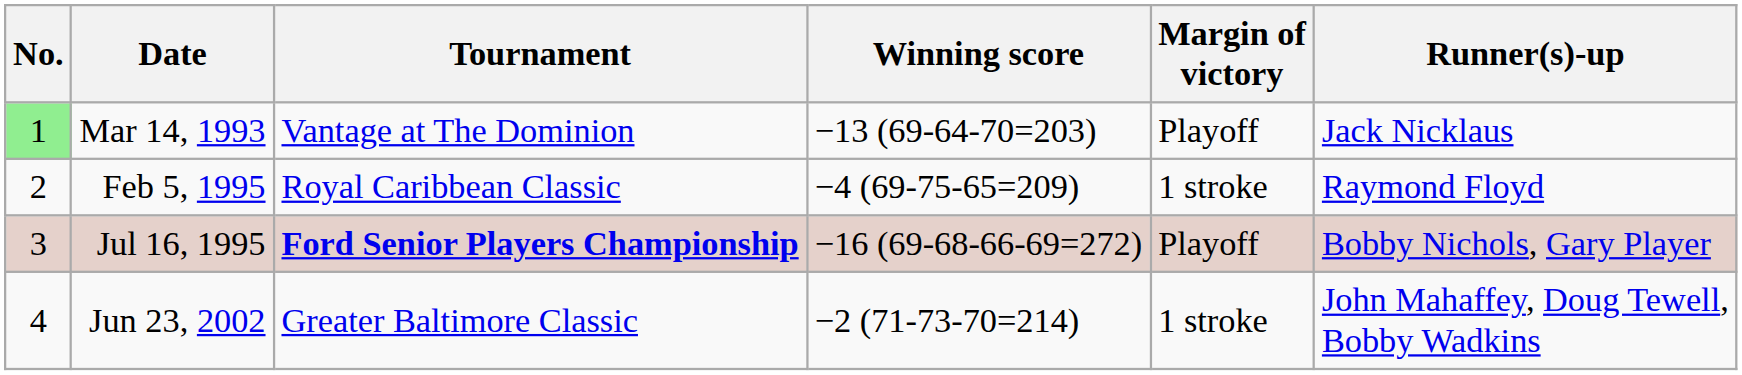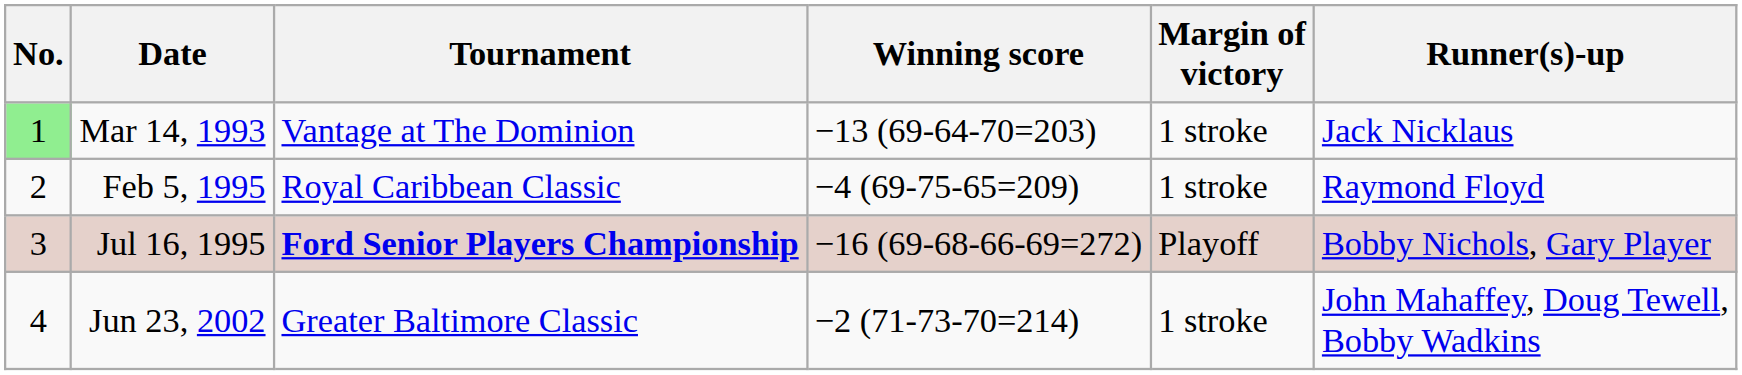(1208, 130) Playoff -> (1213, 130) 1 stroke
